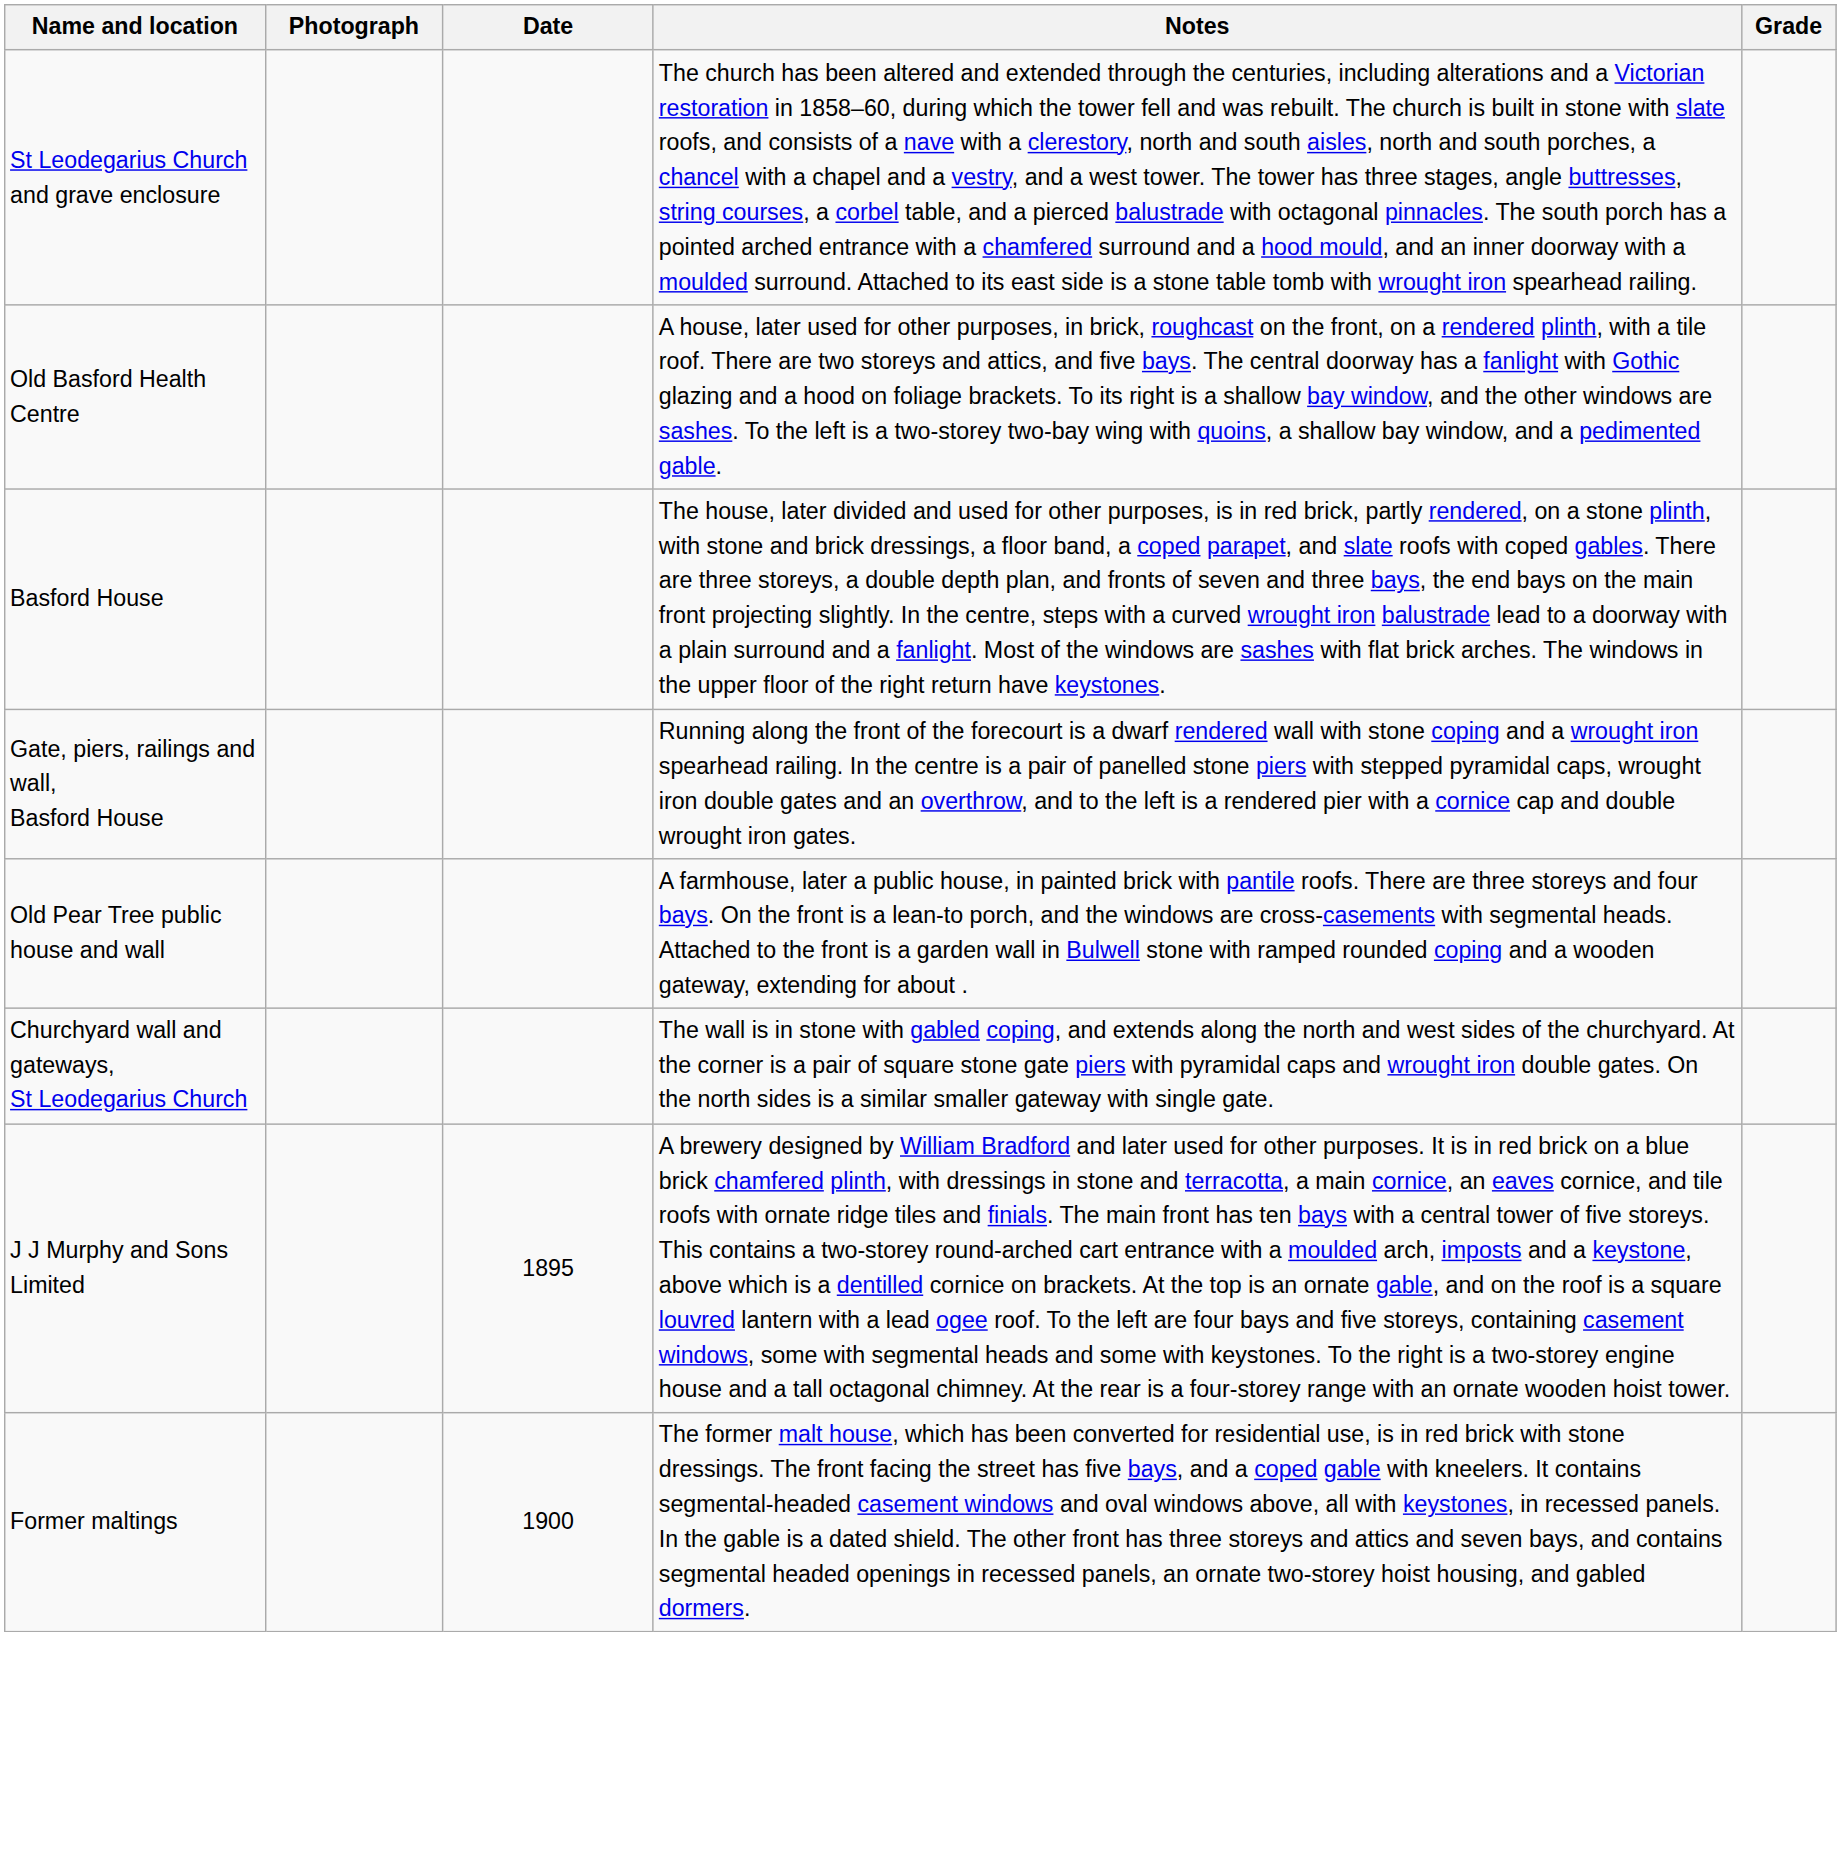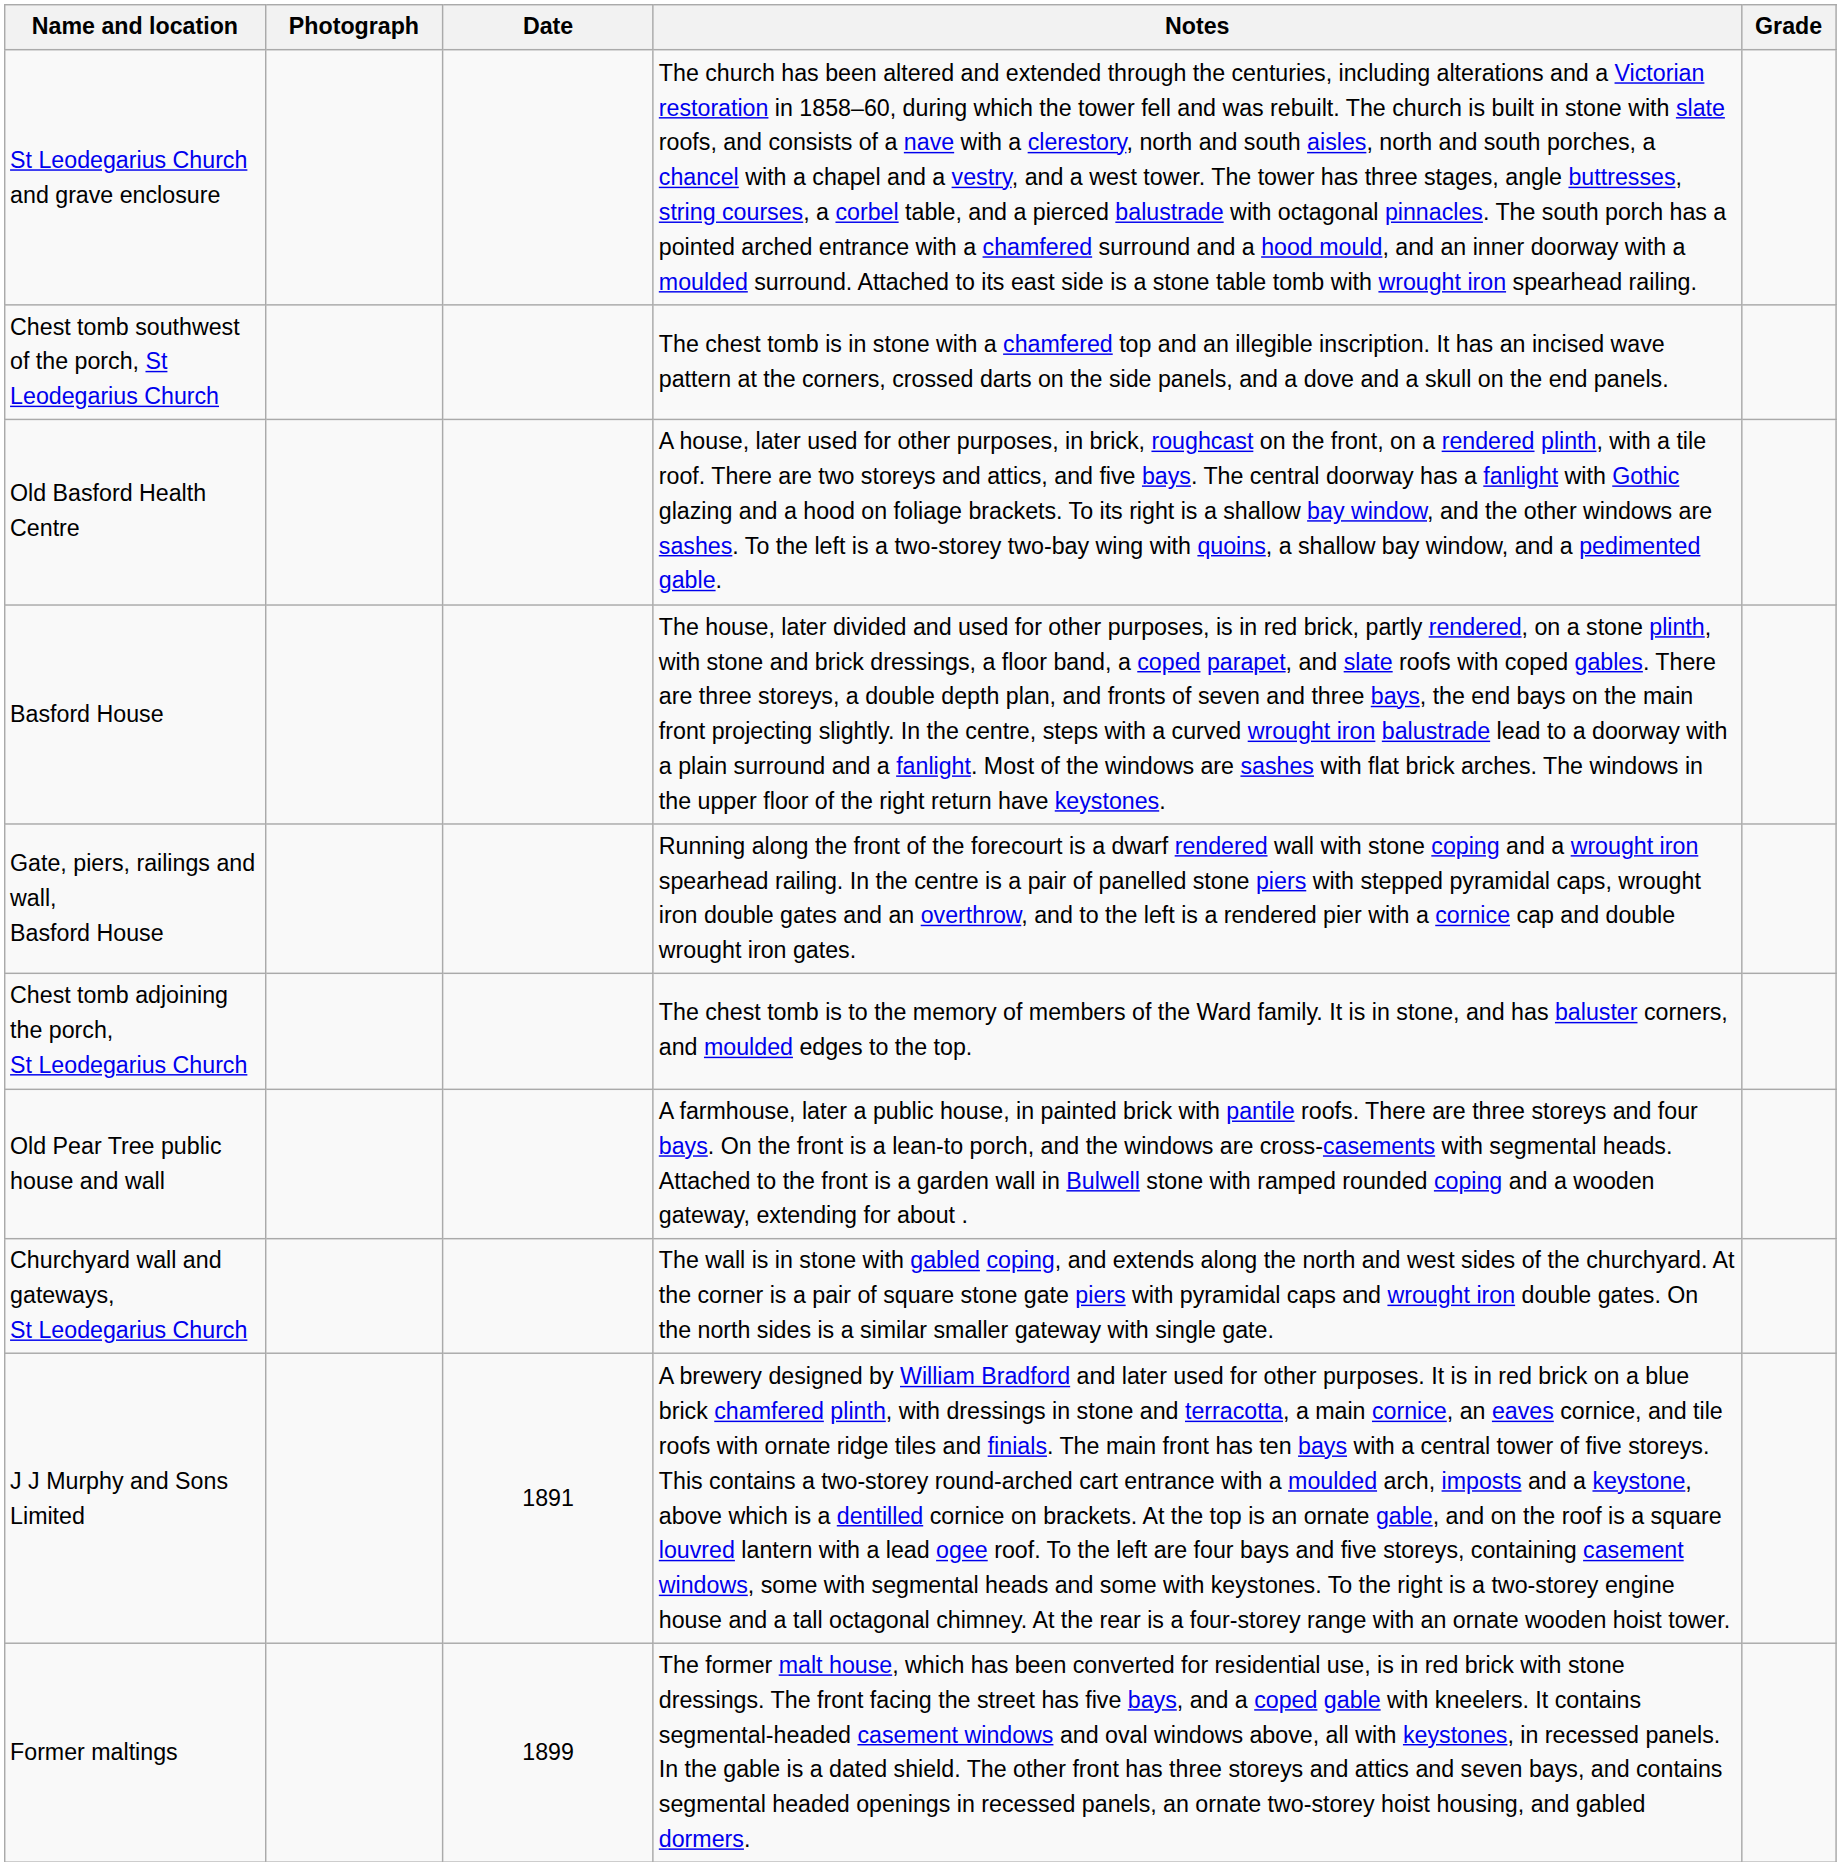+ row: (125, 361)
+ row: (129, 1031)
(548, 1267) 1895 -> (548, 1498) 1891
(548, 1522) 1900 -> (548, 1752) 1899
